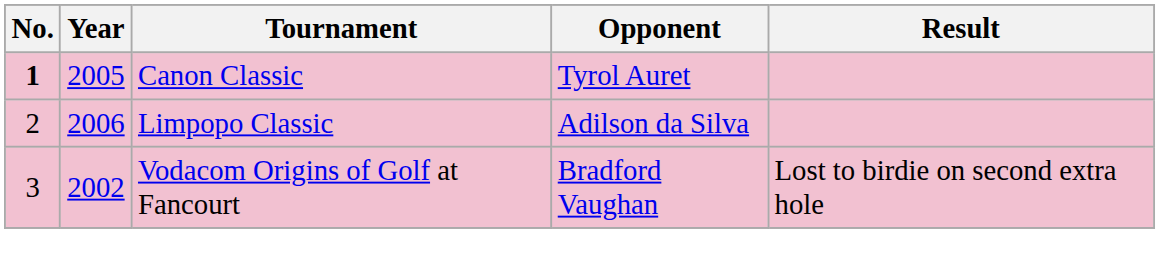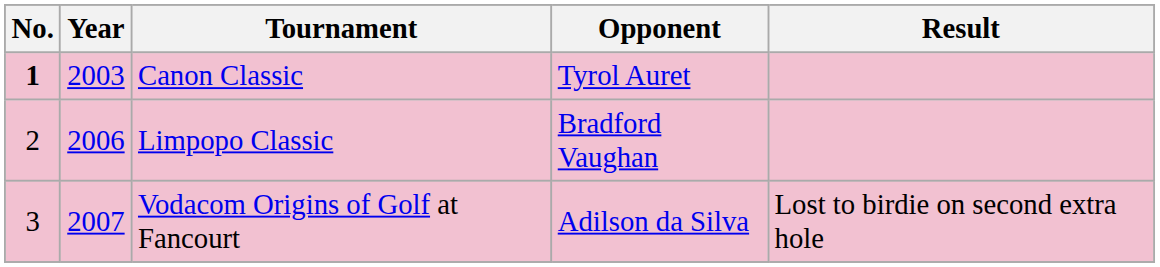(96, 75) 2005 -> (96, 75) 2003
(653, 123) Adilson da Silva -> (610, 140) Bradford Vaughan
(96, 187) 2002 -> (96, 221) 2007
(610, 187) Bradford Vaughan -> (653, 221) Adilson da Silva
